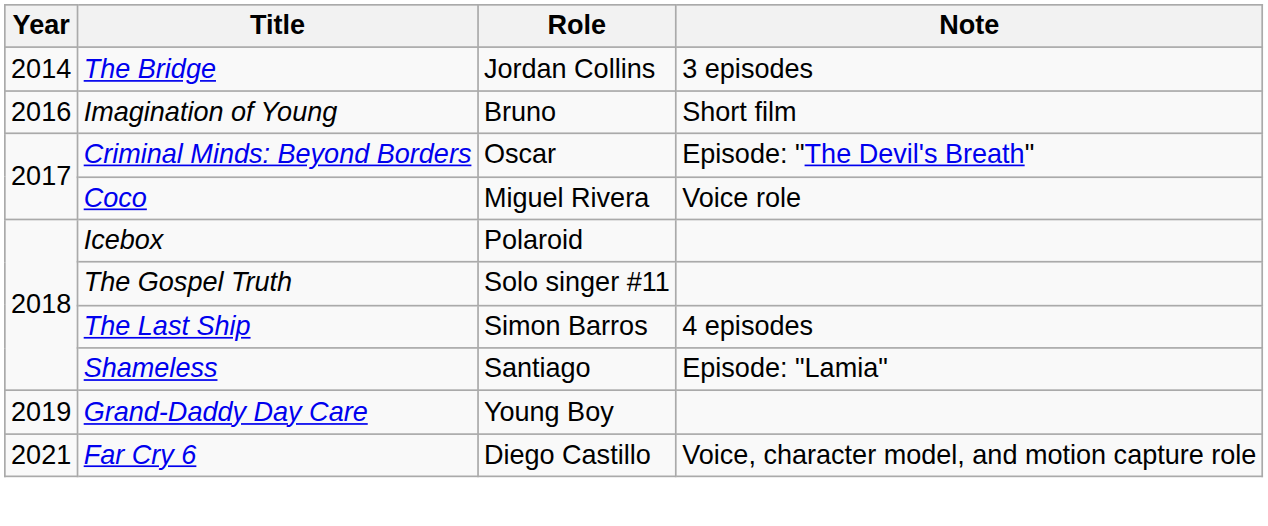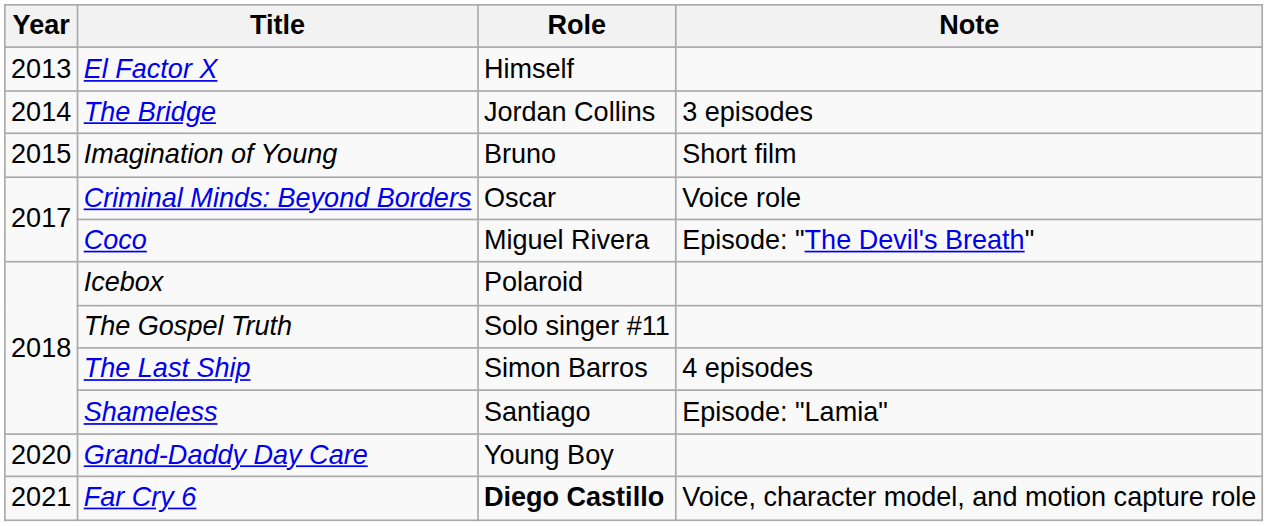+ row: (151, 68)
(41, 111) 2016 -> (41, 154) 2015
(858, 154) Episode: "The Devil's Breath" -> (742, 197) Voice role
(742, 197) Voice role -> (858, 240) Episode: "The Devil's Breath"
(41, 411) 2019 -> (41, 454) 2020
(567, 454) normal -> (574, 497) bold
